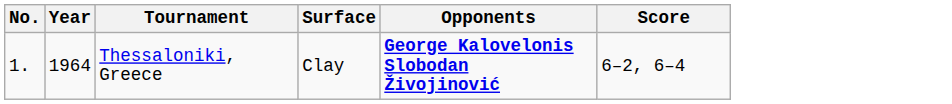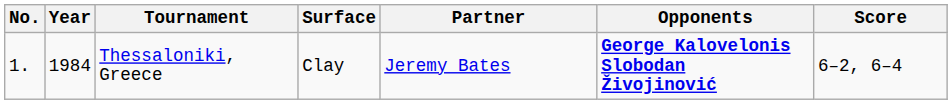+ column: (489, 18)
(70, 66) 1964 -> (70, 66) 1984
